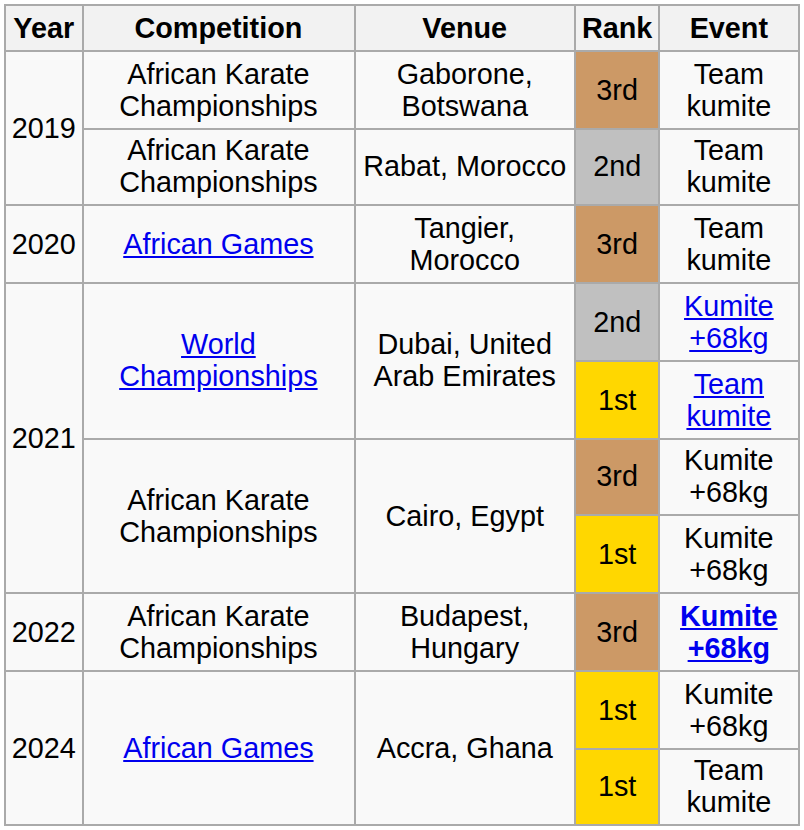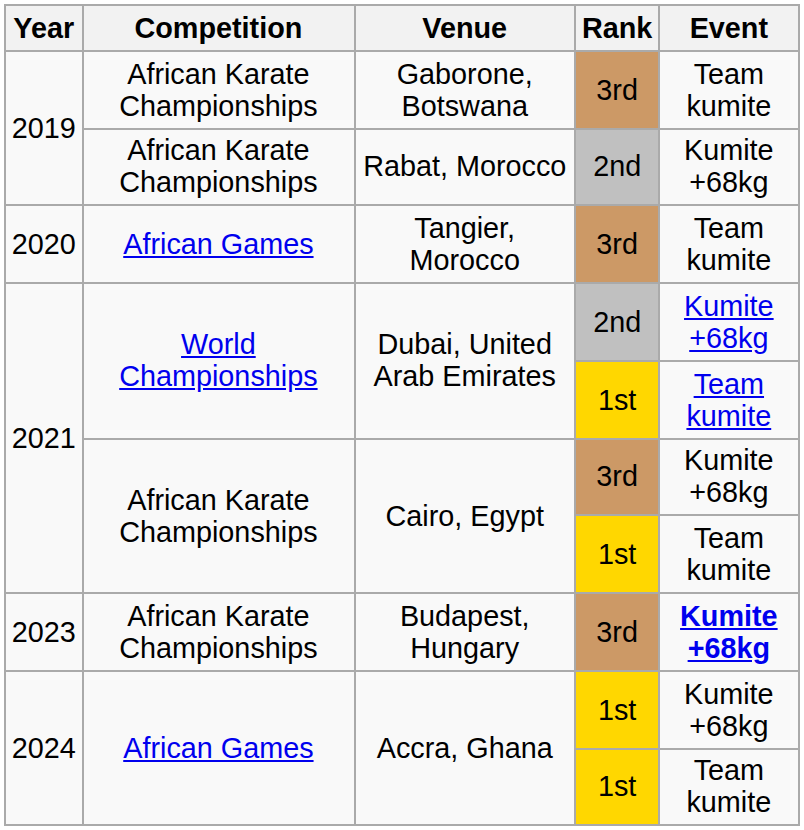(729, 167) Team kumite -> (729, 167) Kumite +68kg
(729, 555) Kumite +68kg -> (729, 555) Team kumite
(44, 632) 2022 -> (44, 632) 2023
